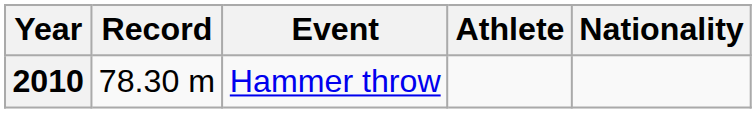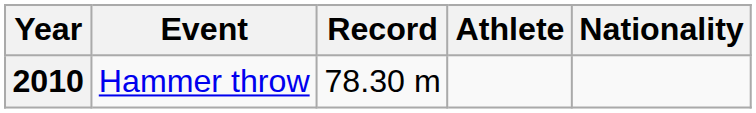columns swapped: (335, 30) <-> (157, 30)
